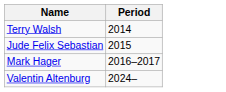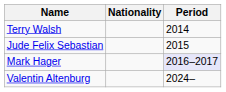+ column: (135, 12)
(134, 62) no background -> (192, 62) lavender background
